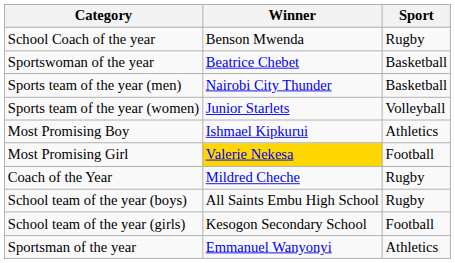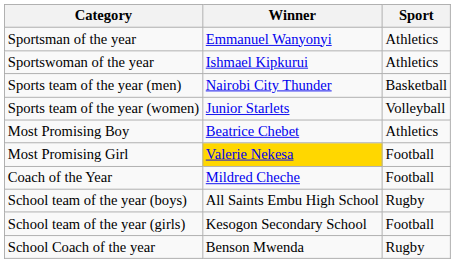rows swapped: (72, 246) <-> (81, 39)
(252, 62) Beatrice Chebet -> (257, 62) Ishmael Kipkurui
(416, 62) Basketball -> (412, 62) Athletics
(257, 131) Ishmael Kipkurui -> (252, 131) Beatrice Chebet
(405, 177) Rugby -> (410, 177) Football
